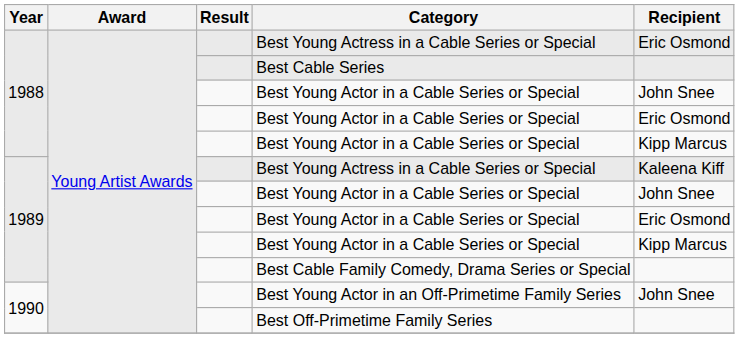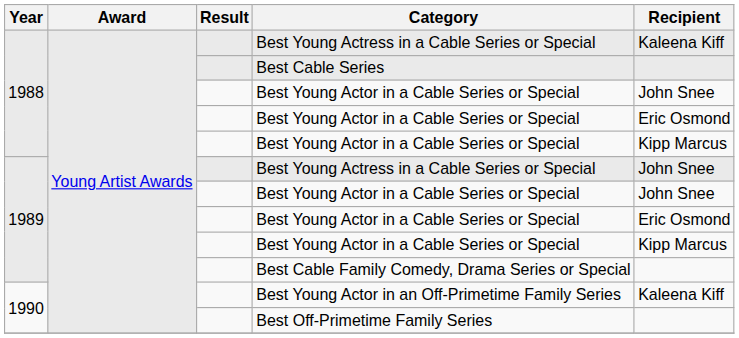(684, 43) Eric Osmond -> (681, 43) Kaleena Kiff
(681, 169) Kaleena Kiff -> (676, 169) John Snee
(676, 295) John Snee -> (681, 295) Kaleena Kiff
